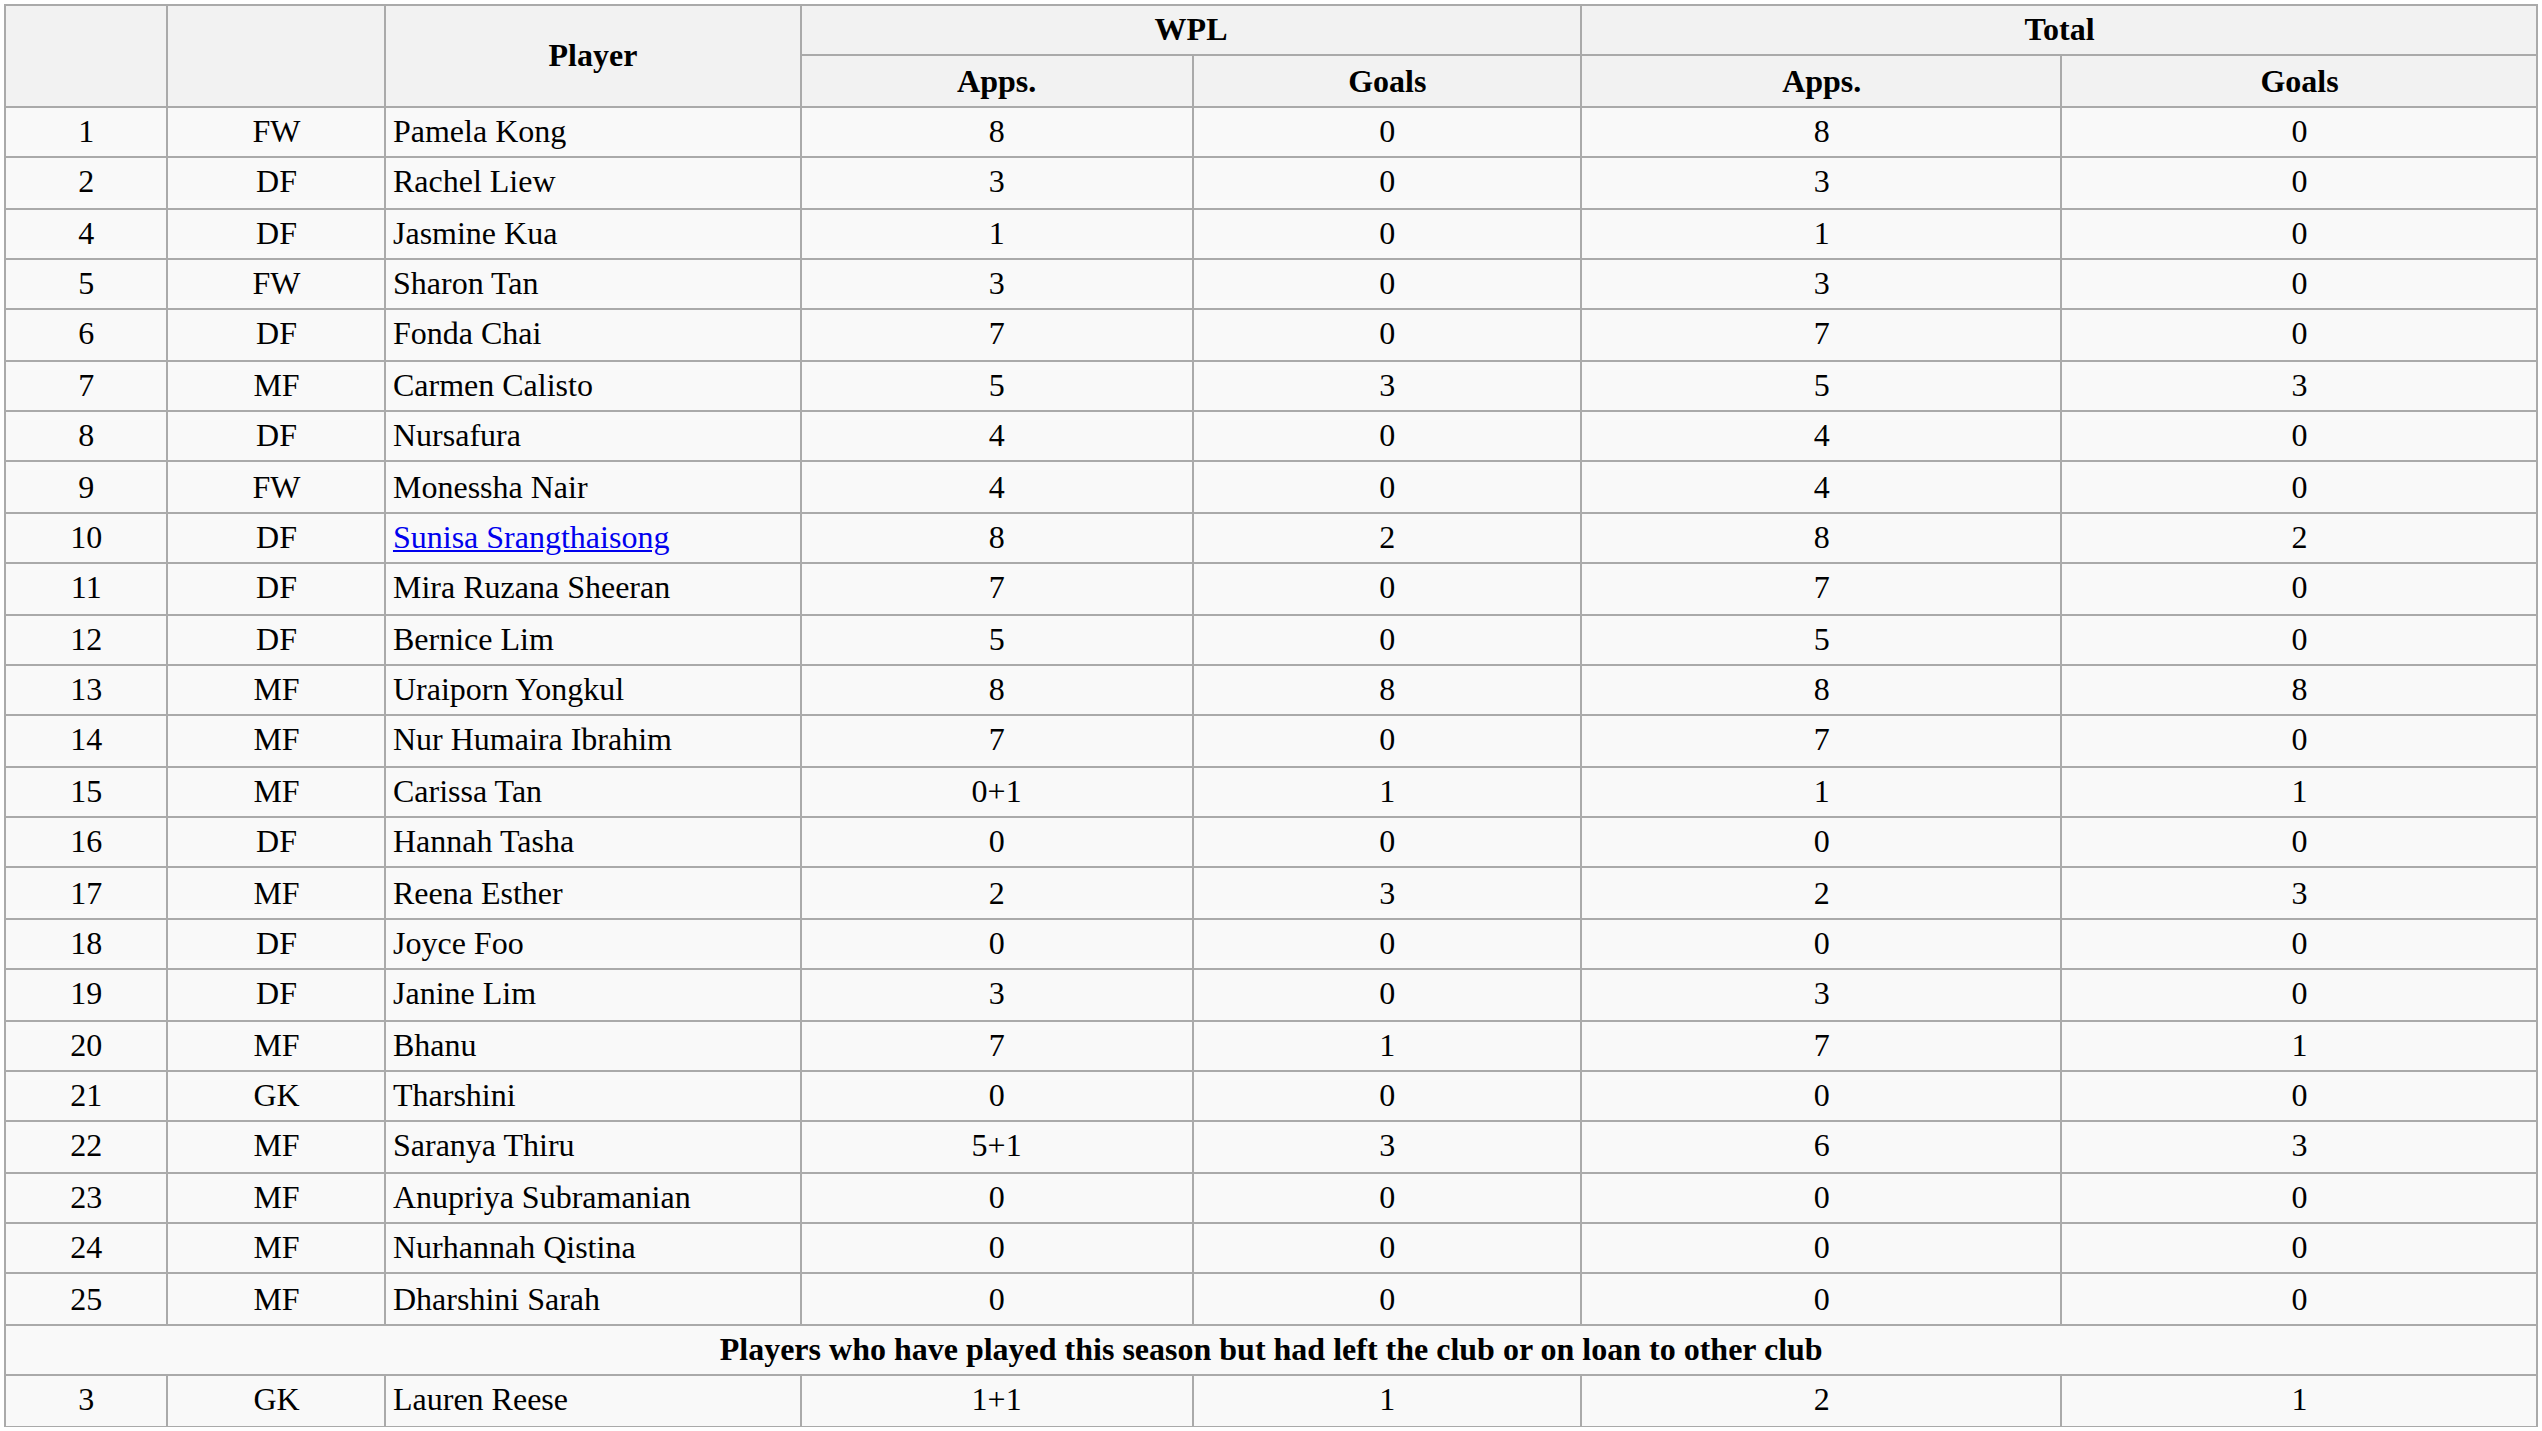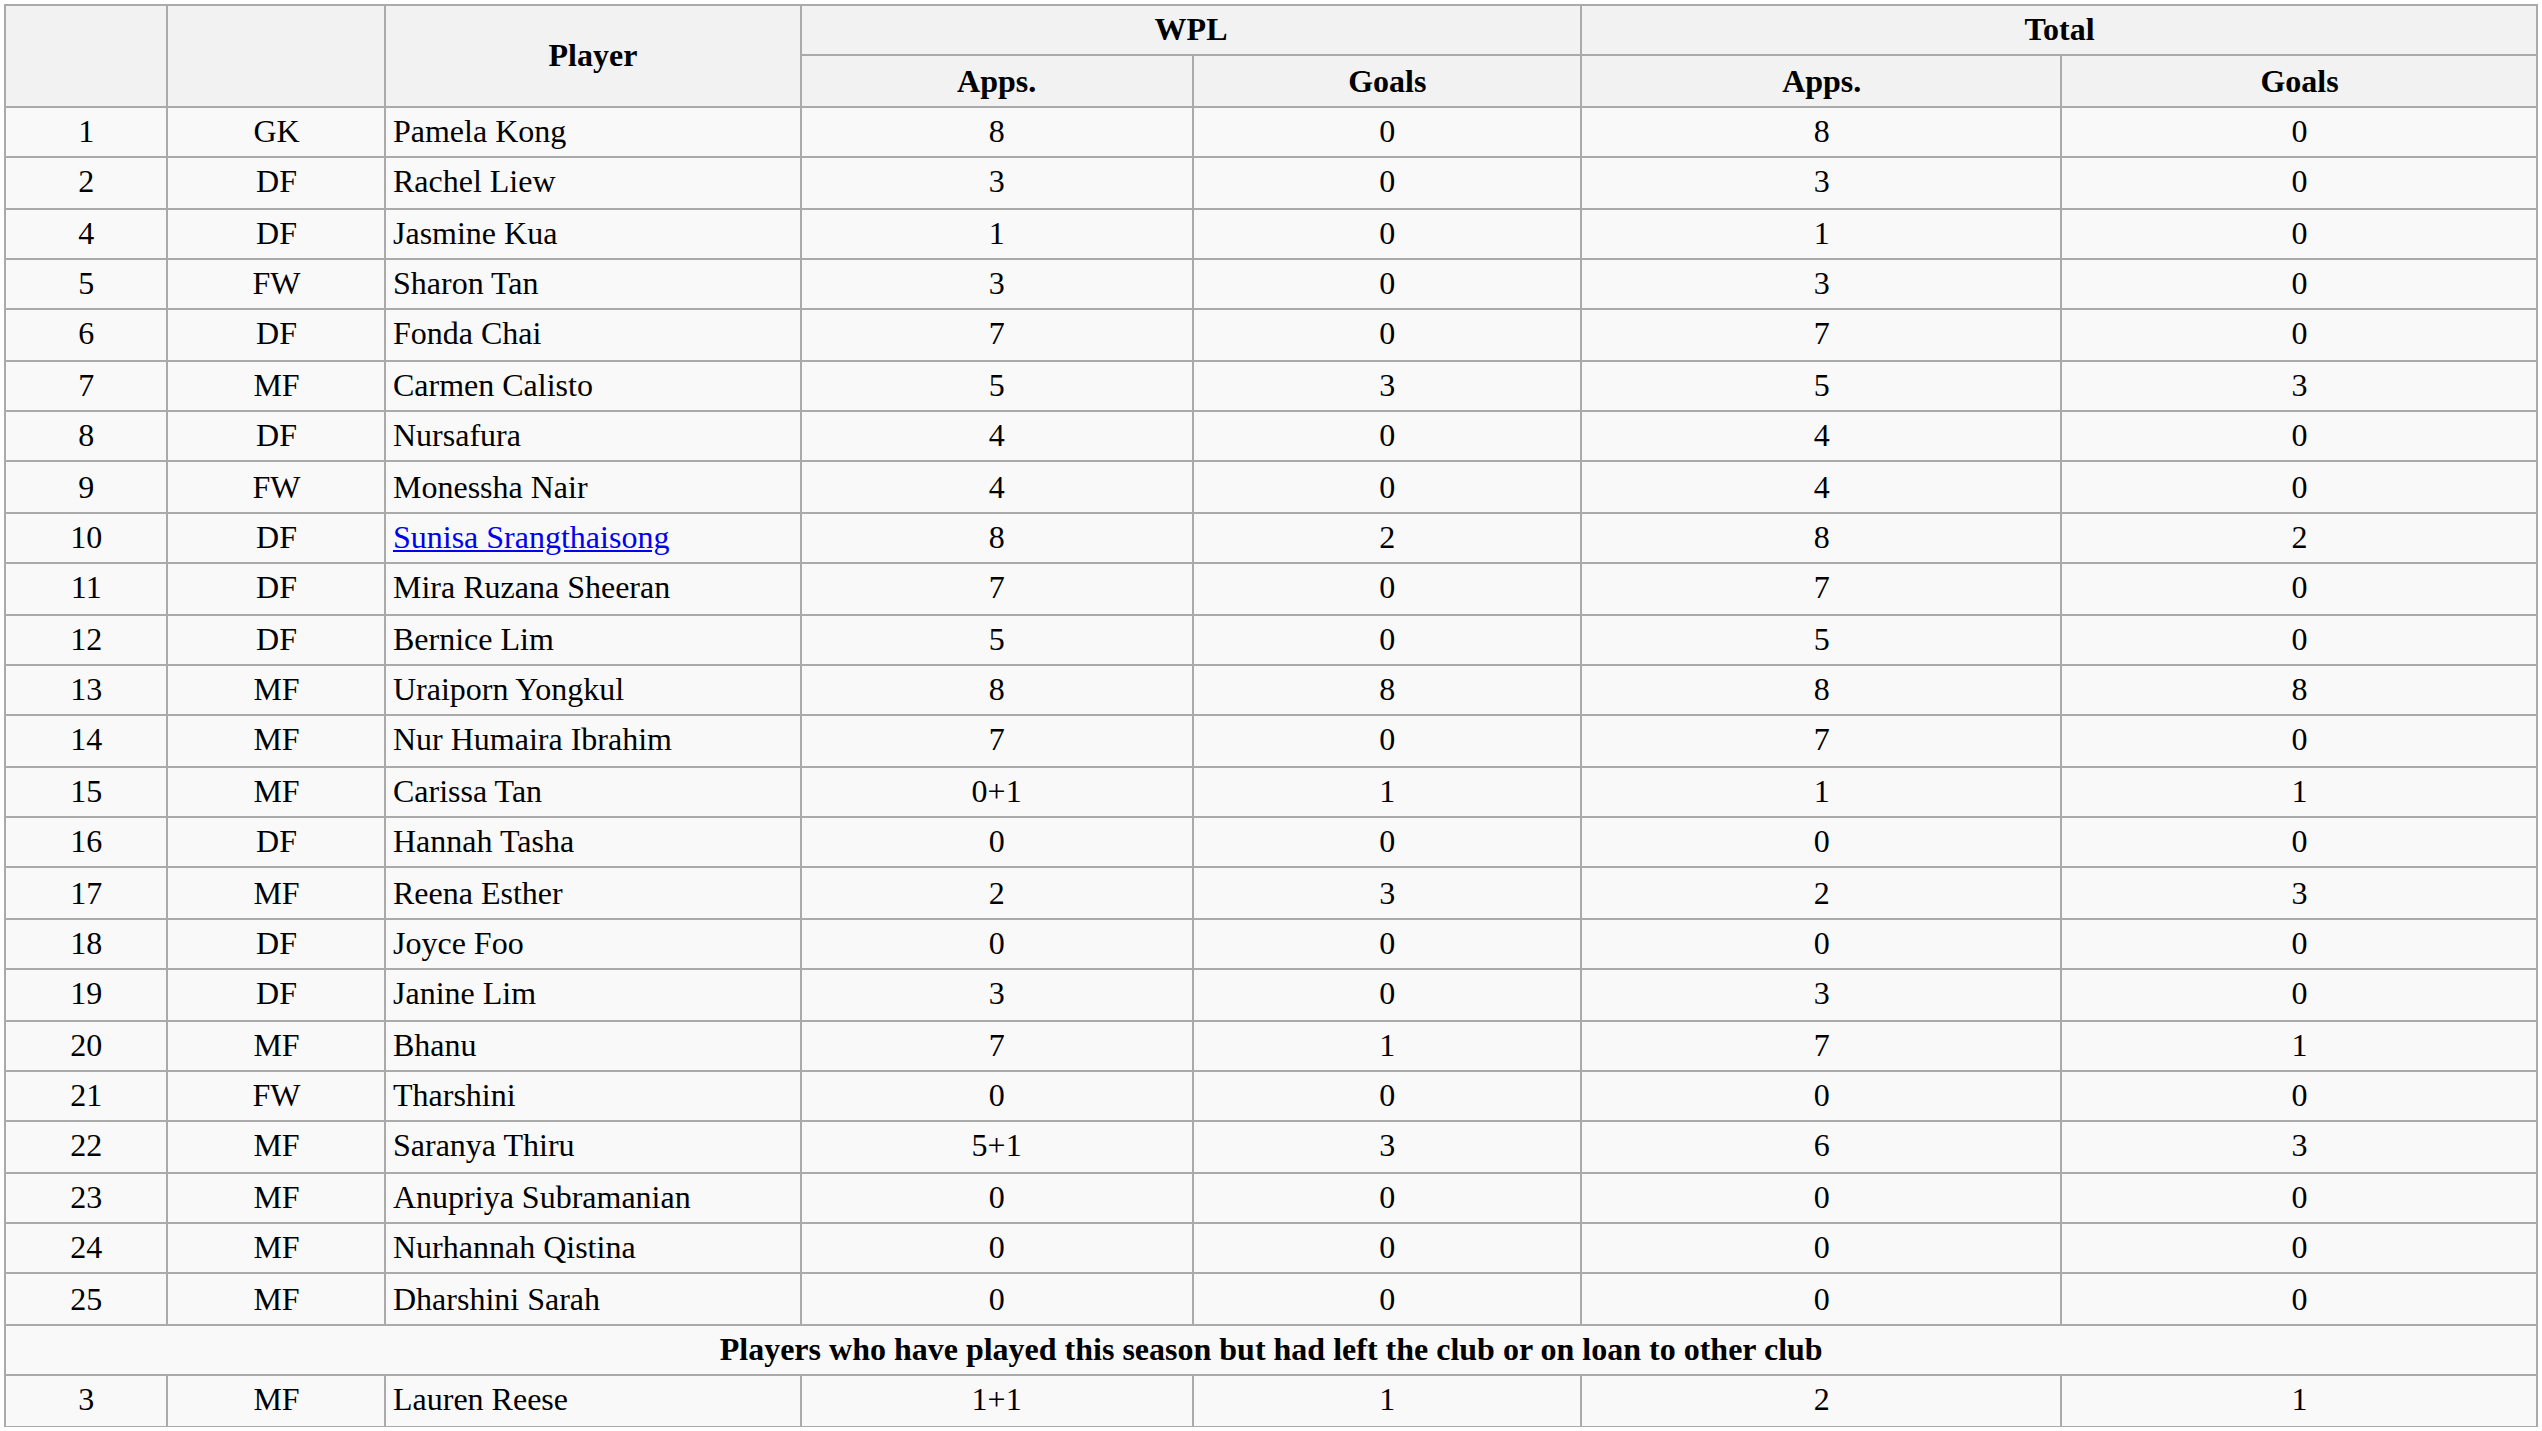(277, 131) FW -> (277, 131) GK
(277, 1095) GK -> (277, 1095) FW
(277, 1400) GK -> (277, 1400) MF
